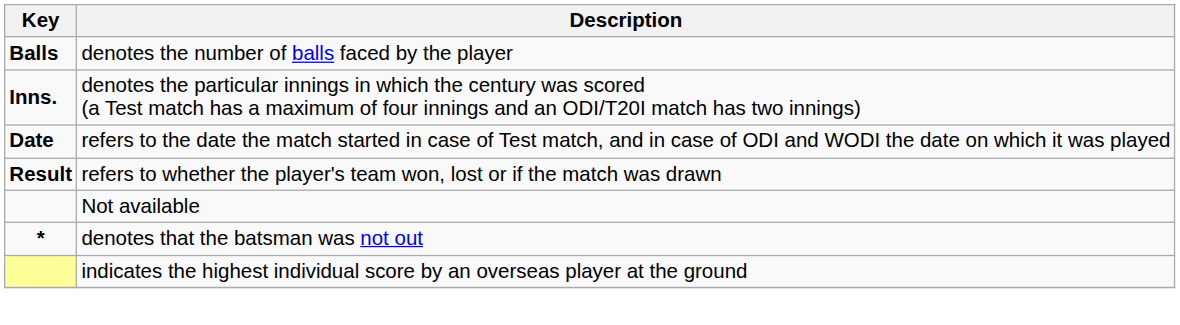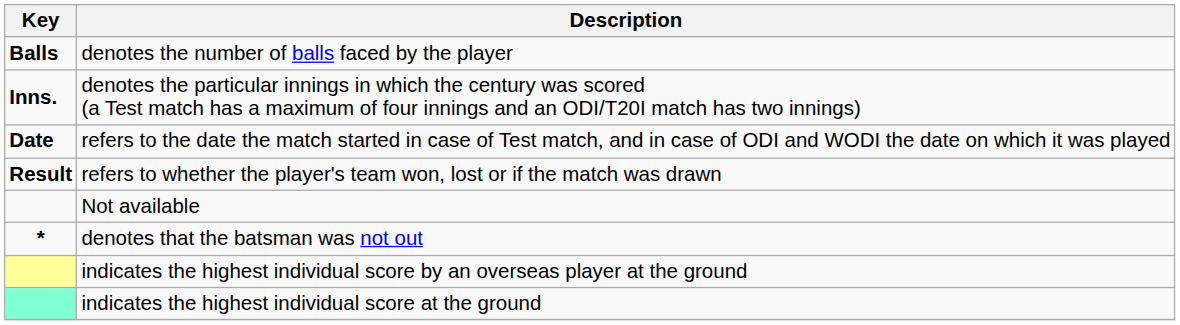+ row: (311, 303)
